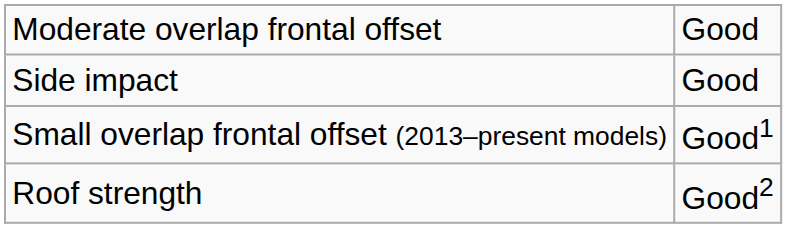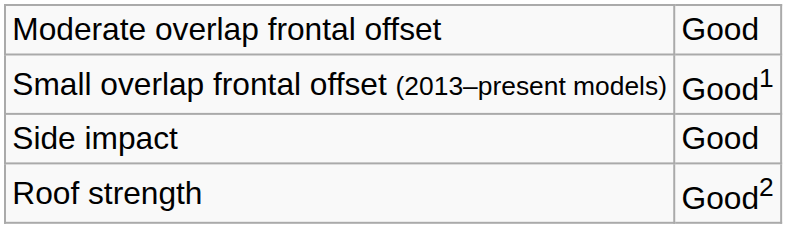rows swapped: (340, 134) <-> (95, 79)
